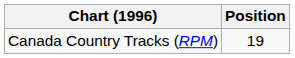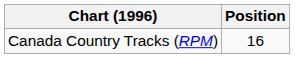(255, 41) 19 -> (255, 41) 16
